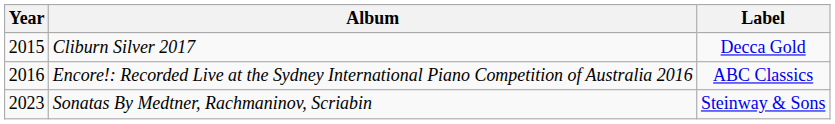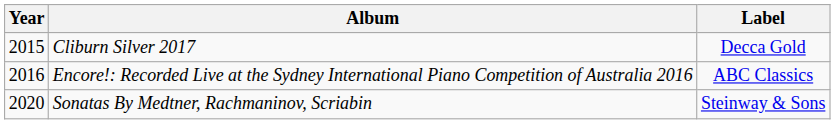(27, 103) 2023 -> (27, 103) 2020
